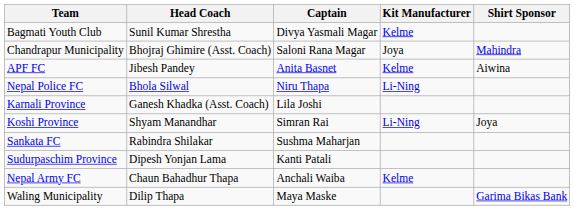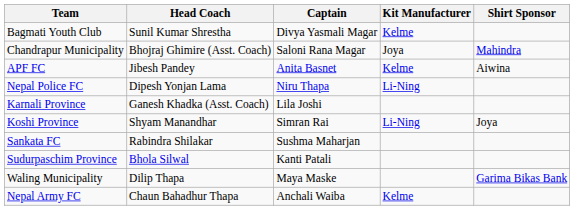(159, 86) Bhola Silwal -> (178, 86) Dipesh Yonjan Lama
(178, 159) Dipesh Yonjan Lama -> (159, 159) Bhola Silwal
rows swapped: (44, 178) <-> (55, 196)
